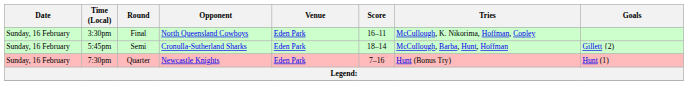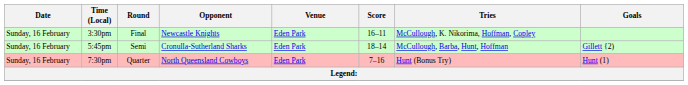(205, 34) North Queensland Cowboys -> (190, 34) Newcastle Knights
(190, 60) Newcastle Knights -> (205, 60) North Queensland Cowboys
